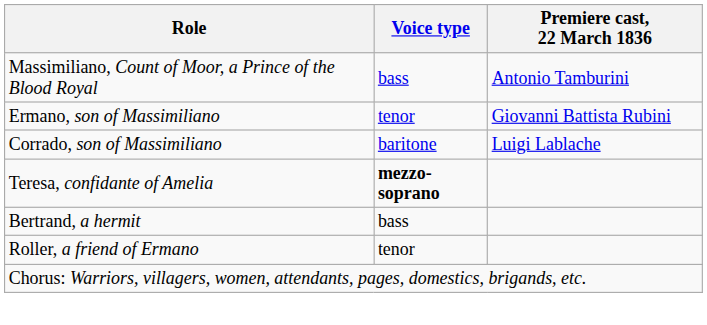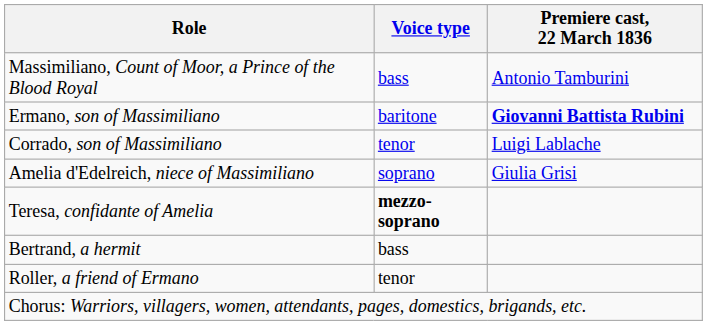(396, 115) tenor -> (407, 115) baritone
(581, 115) normal -> (588, 115) bold
(407, 144) baritone -> (396, 144) tenor
+ row: (161, 172)
